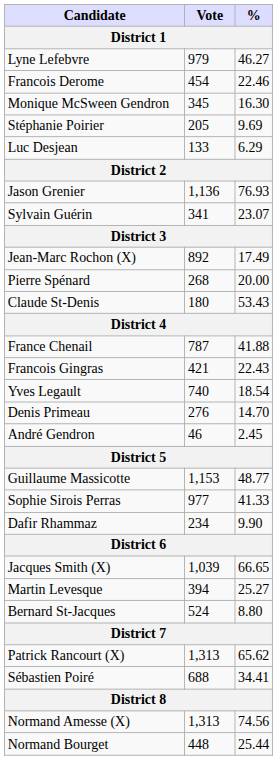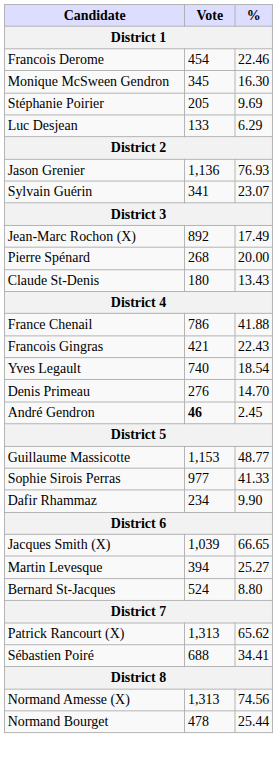- row: (48, 59)
(254, 302) 53.43 -> (254, 280) 13.43
(198, 346) 787 -> (198, 324) 786
(195, 434) normal -> (195, 412) bold
(198, 744) 448 -> (198, 721) 478
